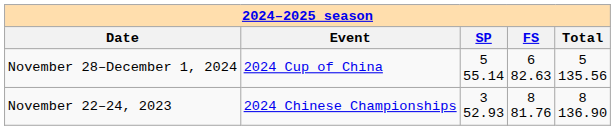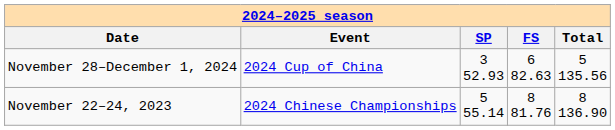(484, 68) 5 55.14 -> (484, 68) 3 52.93
(484, 106) 3 52.93 -> (484, 106) 5 55.14
